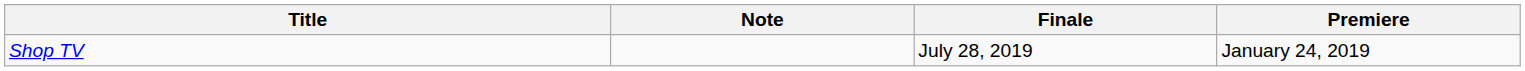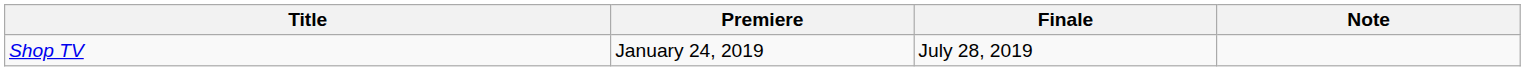columns swapped: (1369, 19) <-> (762, 19)
